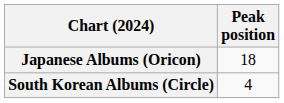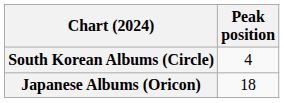rows swapped: (111, 60) <-> (111, 85)
